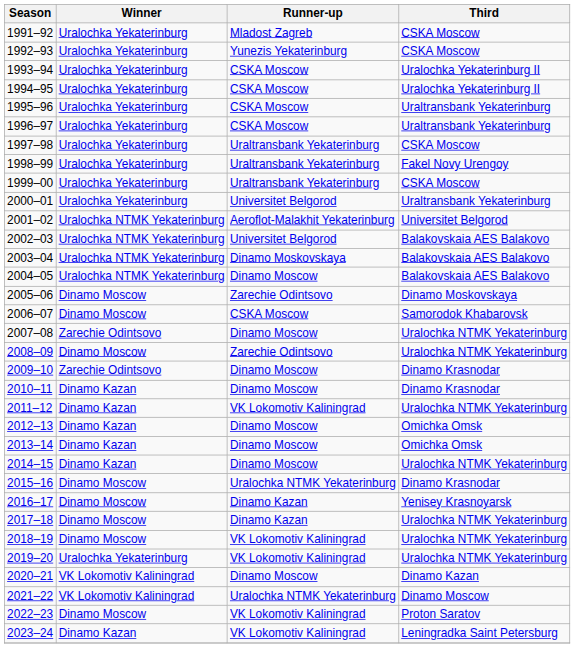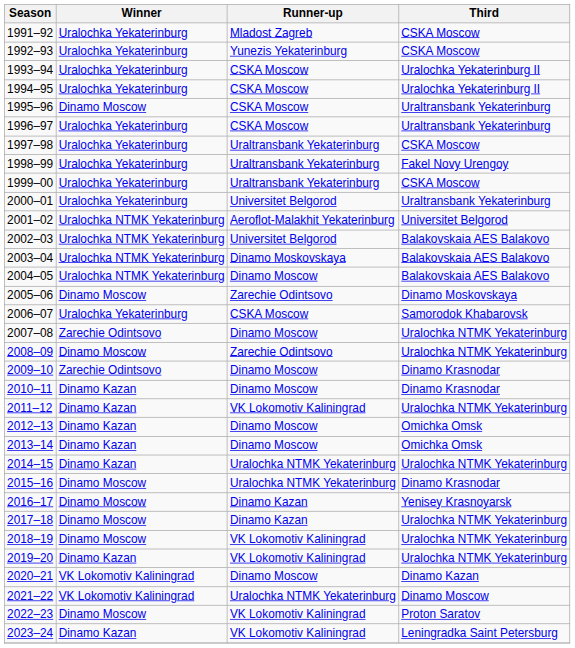(123, 107) Uralochka Yekaterinburg -> (102, 107) Dinamo Moscow
(102, 314) Dinamo Moscow -> (123, 314) Uralochka Yekaterinburg
(274, 464) Dinamo Moscow -> (313, 464) Uralochka NTMK Yekaterinburg
(123, 558) Uralochka Yekaterinburg -> (97, 558) Dinamo Kazan
